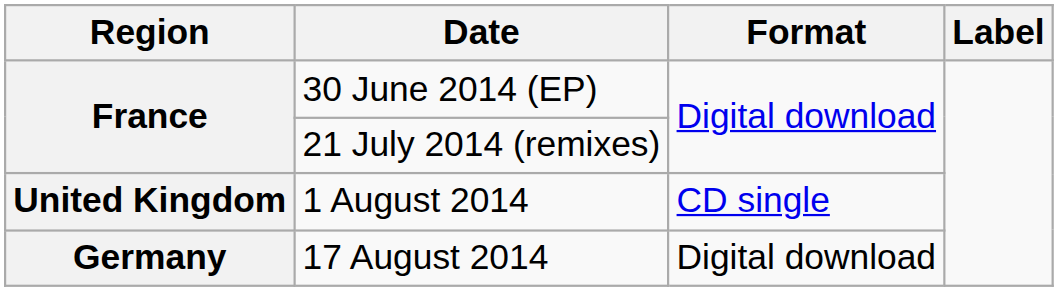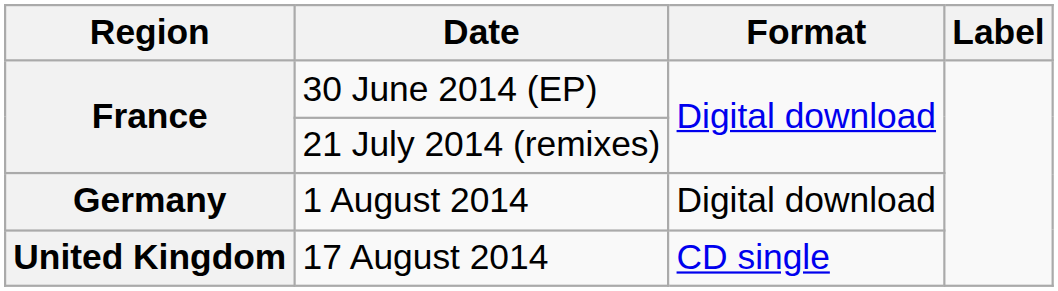(150, 200) United Kingdom -> (150, 200) Germany
(753, 200) CD single -> (806, 200) Digital download
(150, 256) Germany -> (150, 256) United Kingdom
(806, 256) Digital download -> (753, 256) CD single
